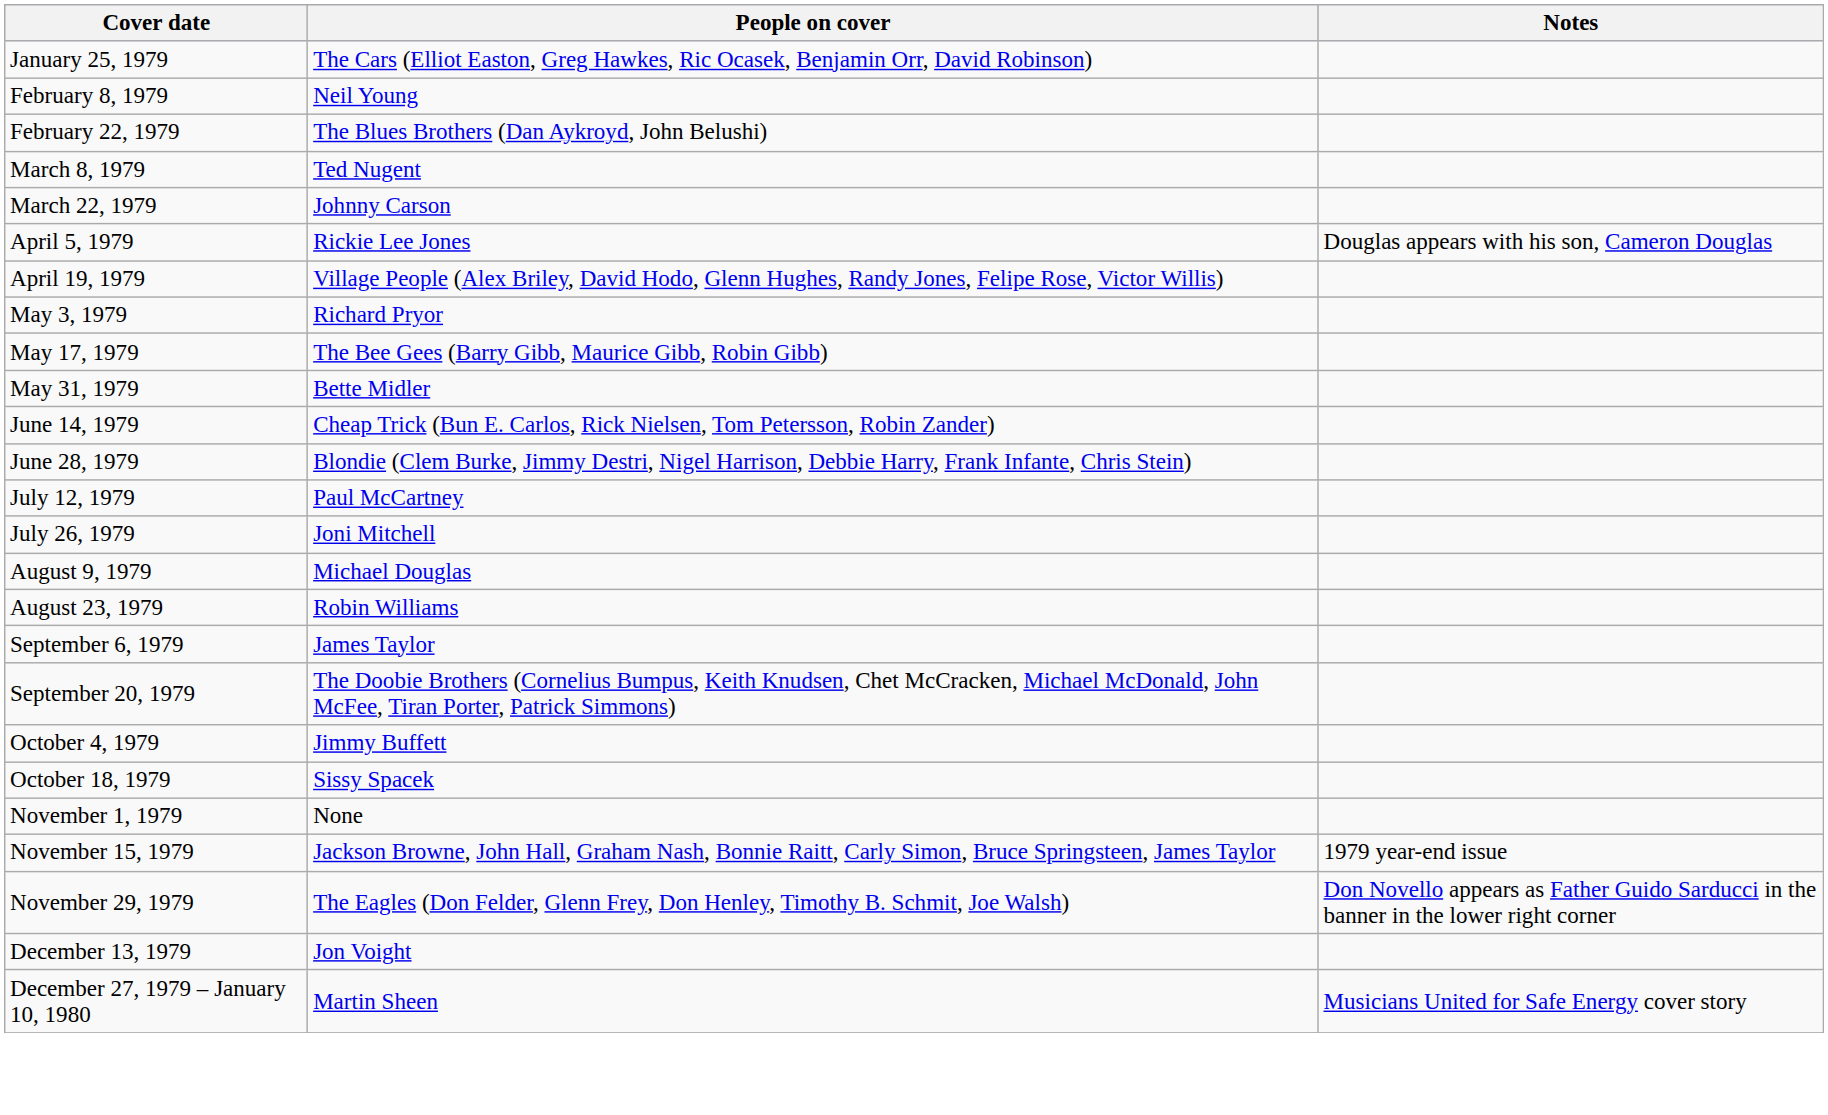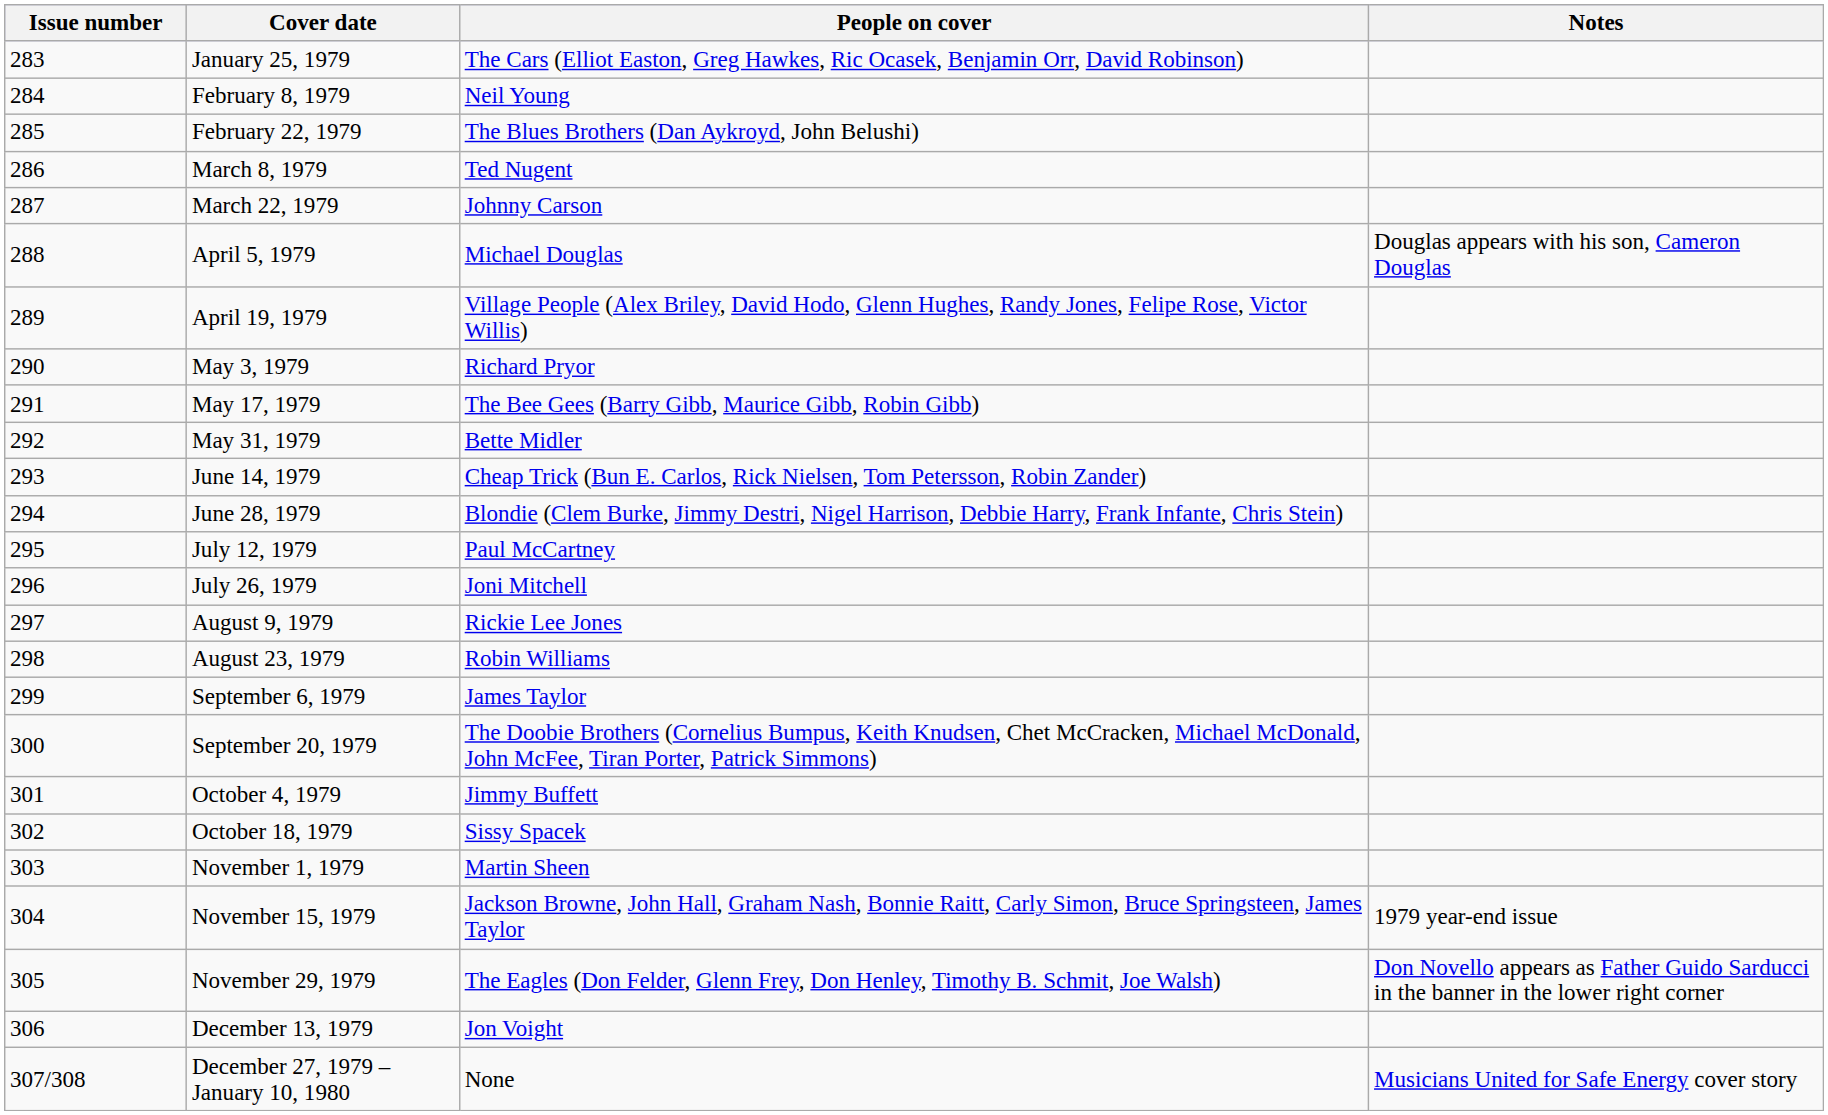+ column: (96, 22)
(392, 242) Rickie Lee Jones -> (544, 254) Michael Douglas
(392, 570) Michael Douglas -> (543, 622) Rickie Lee Jones
(338, 816) None -> (527, 867) Martin Sheen
(376, 1001) Martin Sheen -> (490, 1078) None
